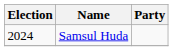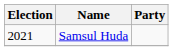(20, 35) 2024 -> (20, 35) 2021
